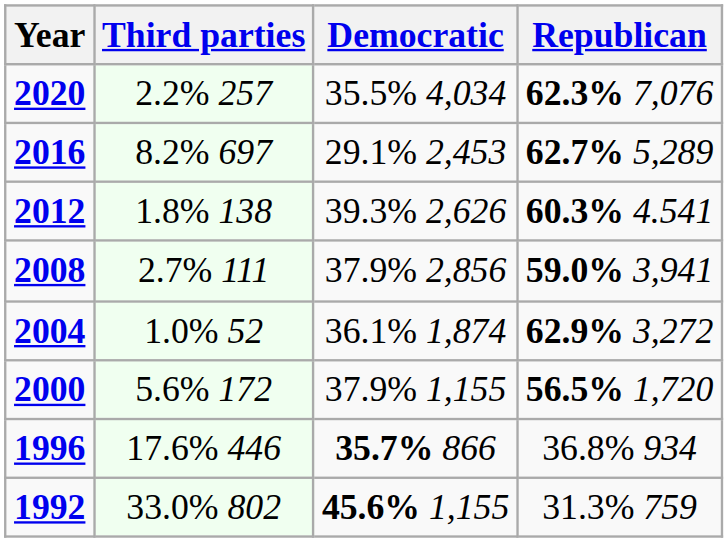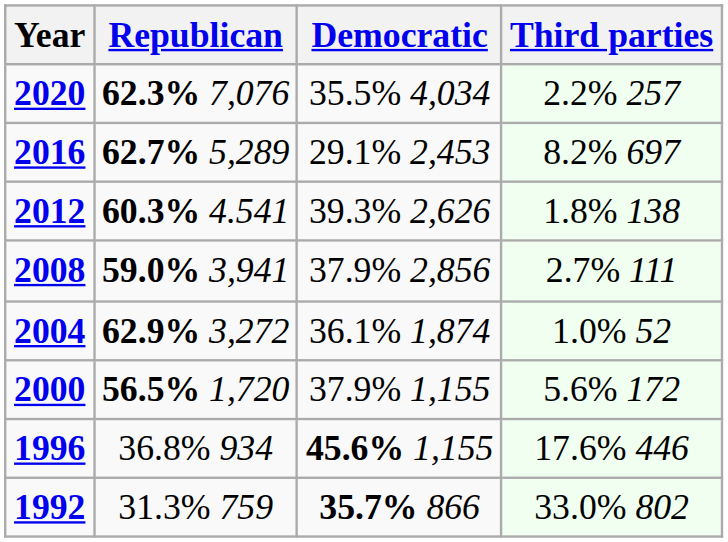columns swapped: (620, 34) <-> (204, 34)
(416, 446) 35.7% 866 -> (400, 446) 45.6% 1,155
(416, 505) 45.6% 1,155 -> (400, 505) 35.7% 866
